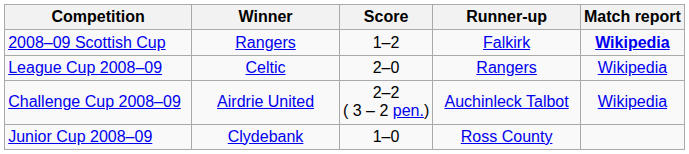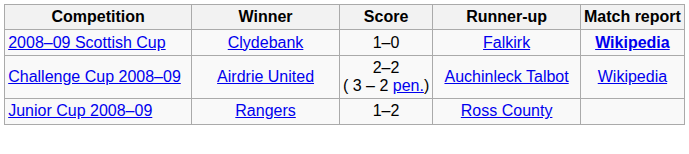(266, 42) Rangers -> (266, 42) Clydebank
(386, 42) 1–2 -> (386, 42) 1–0
- row: (85, 67)
(266, 136) Clydebank -> (266, 111) Rangers
(386, 136) 1–0 -> (386, 111) 1–2
